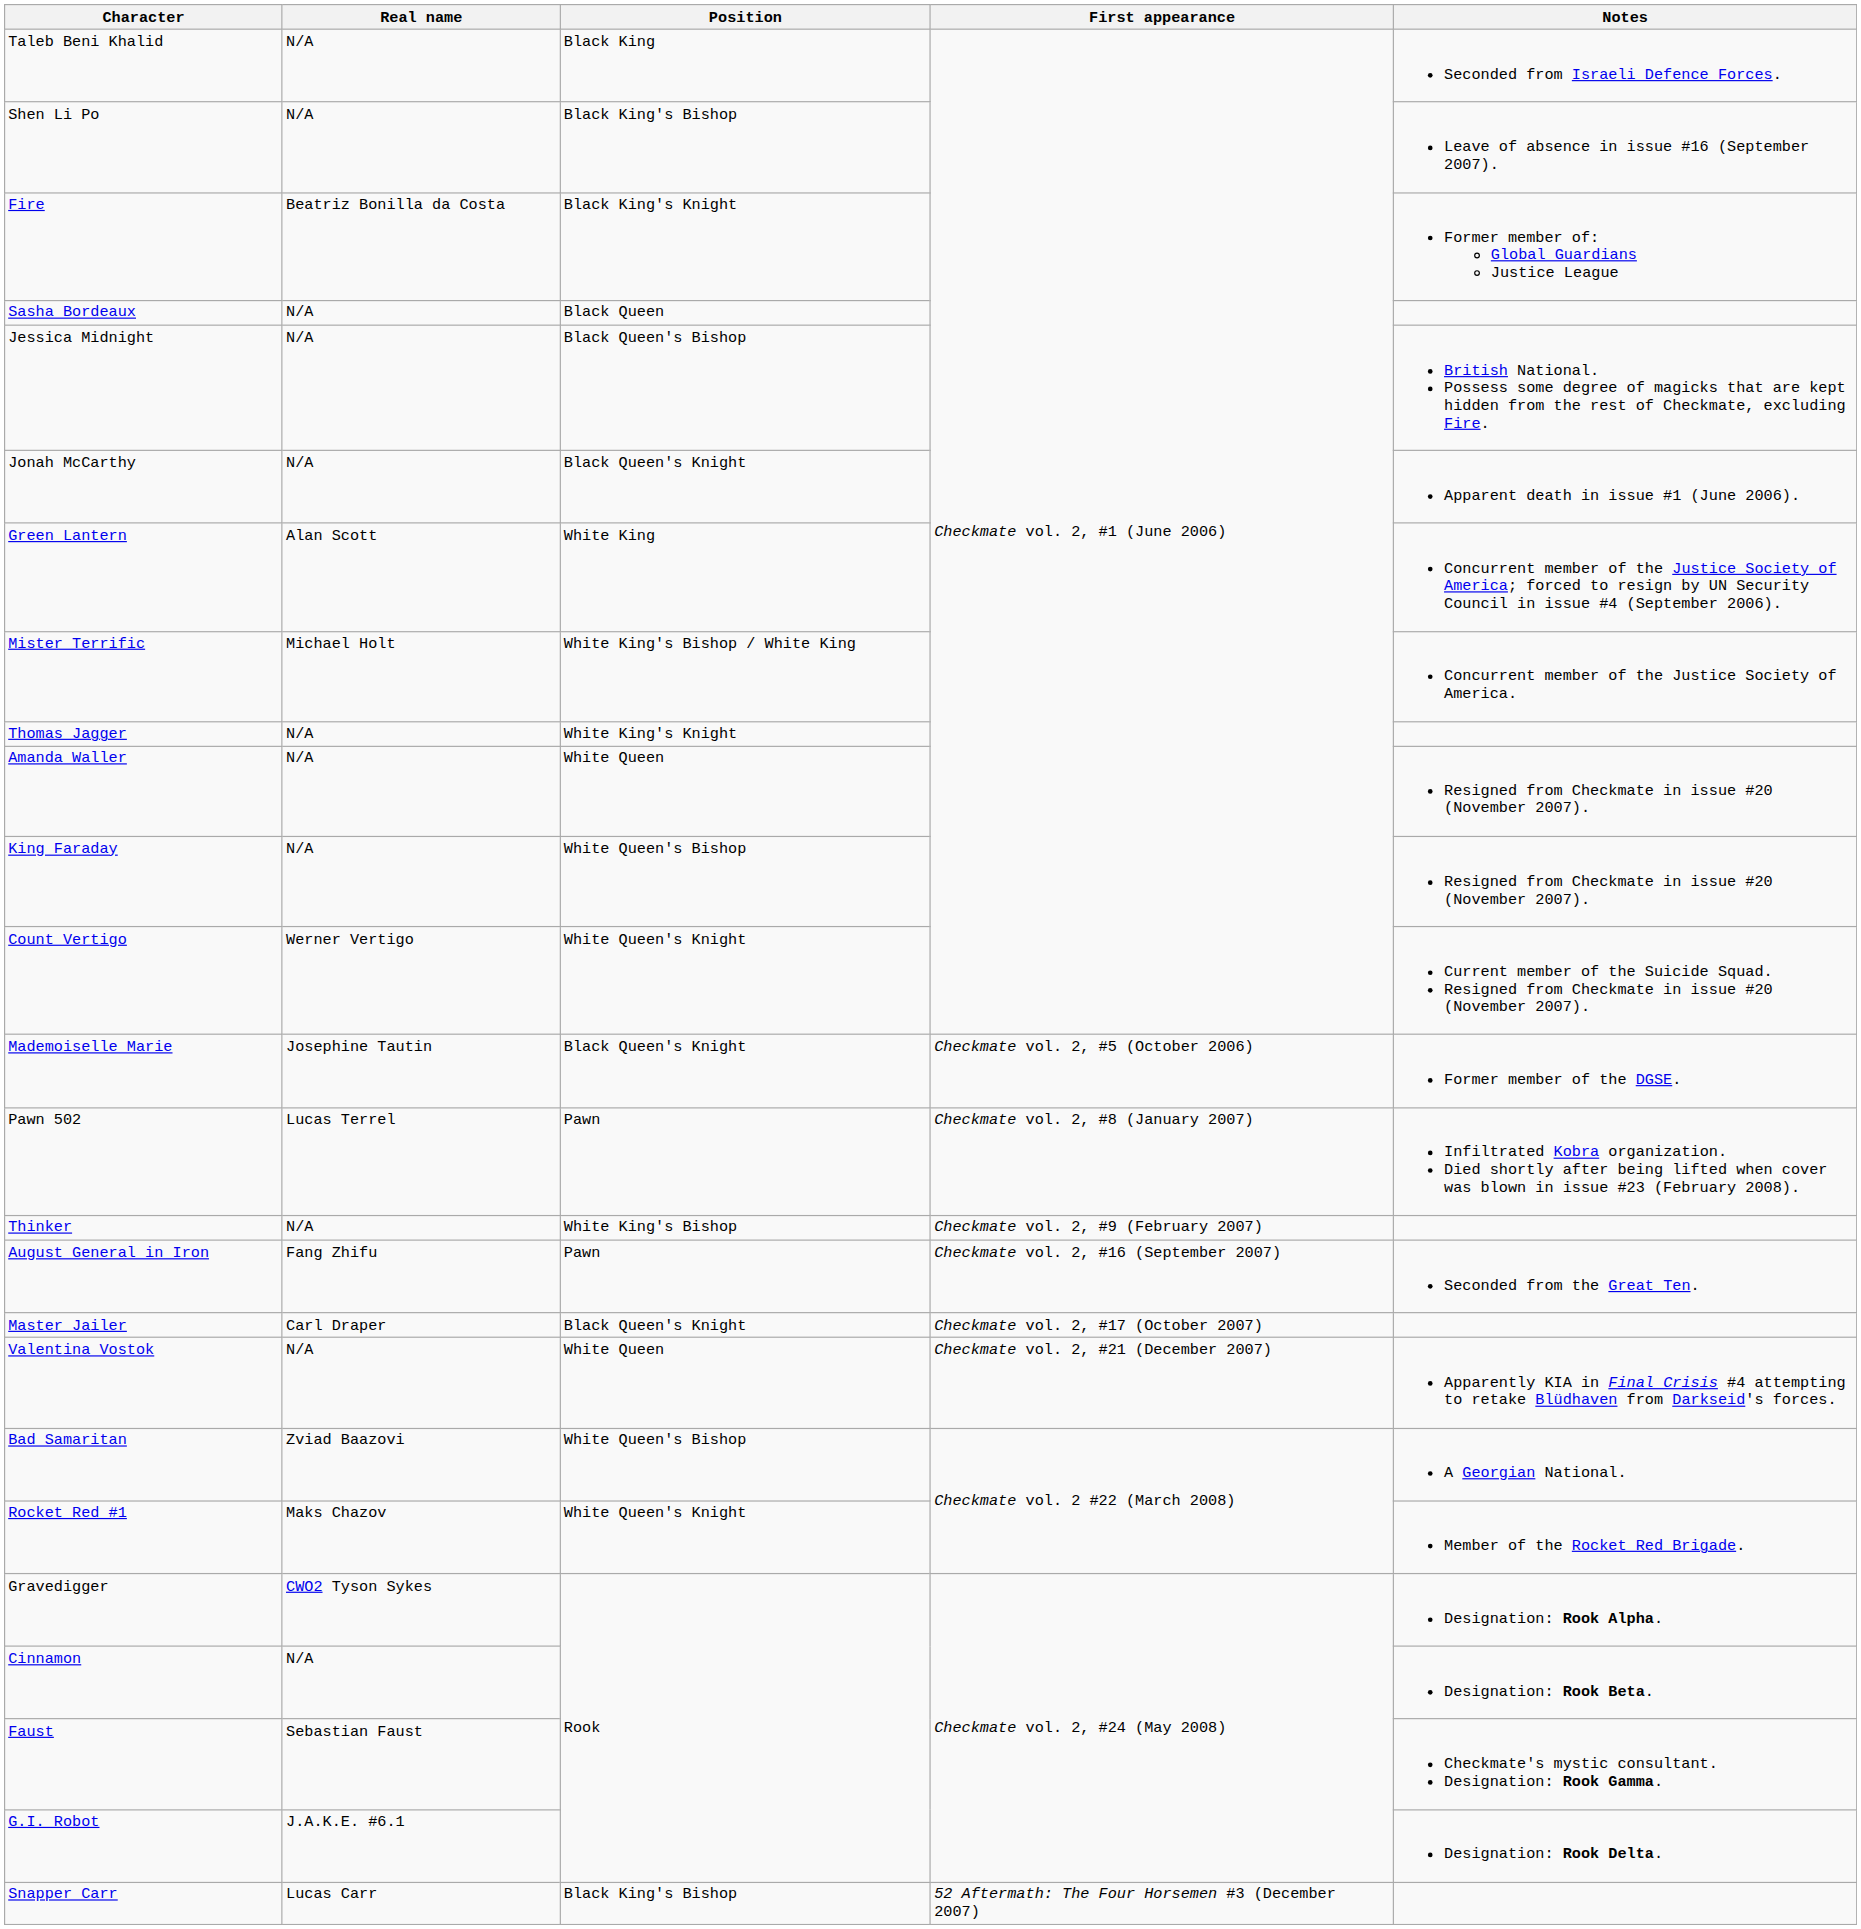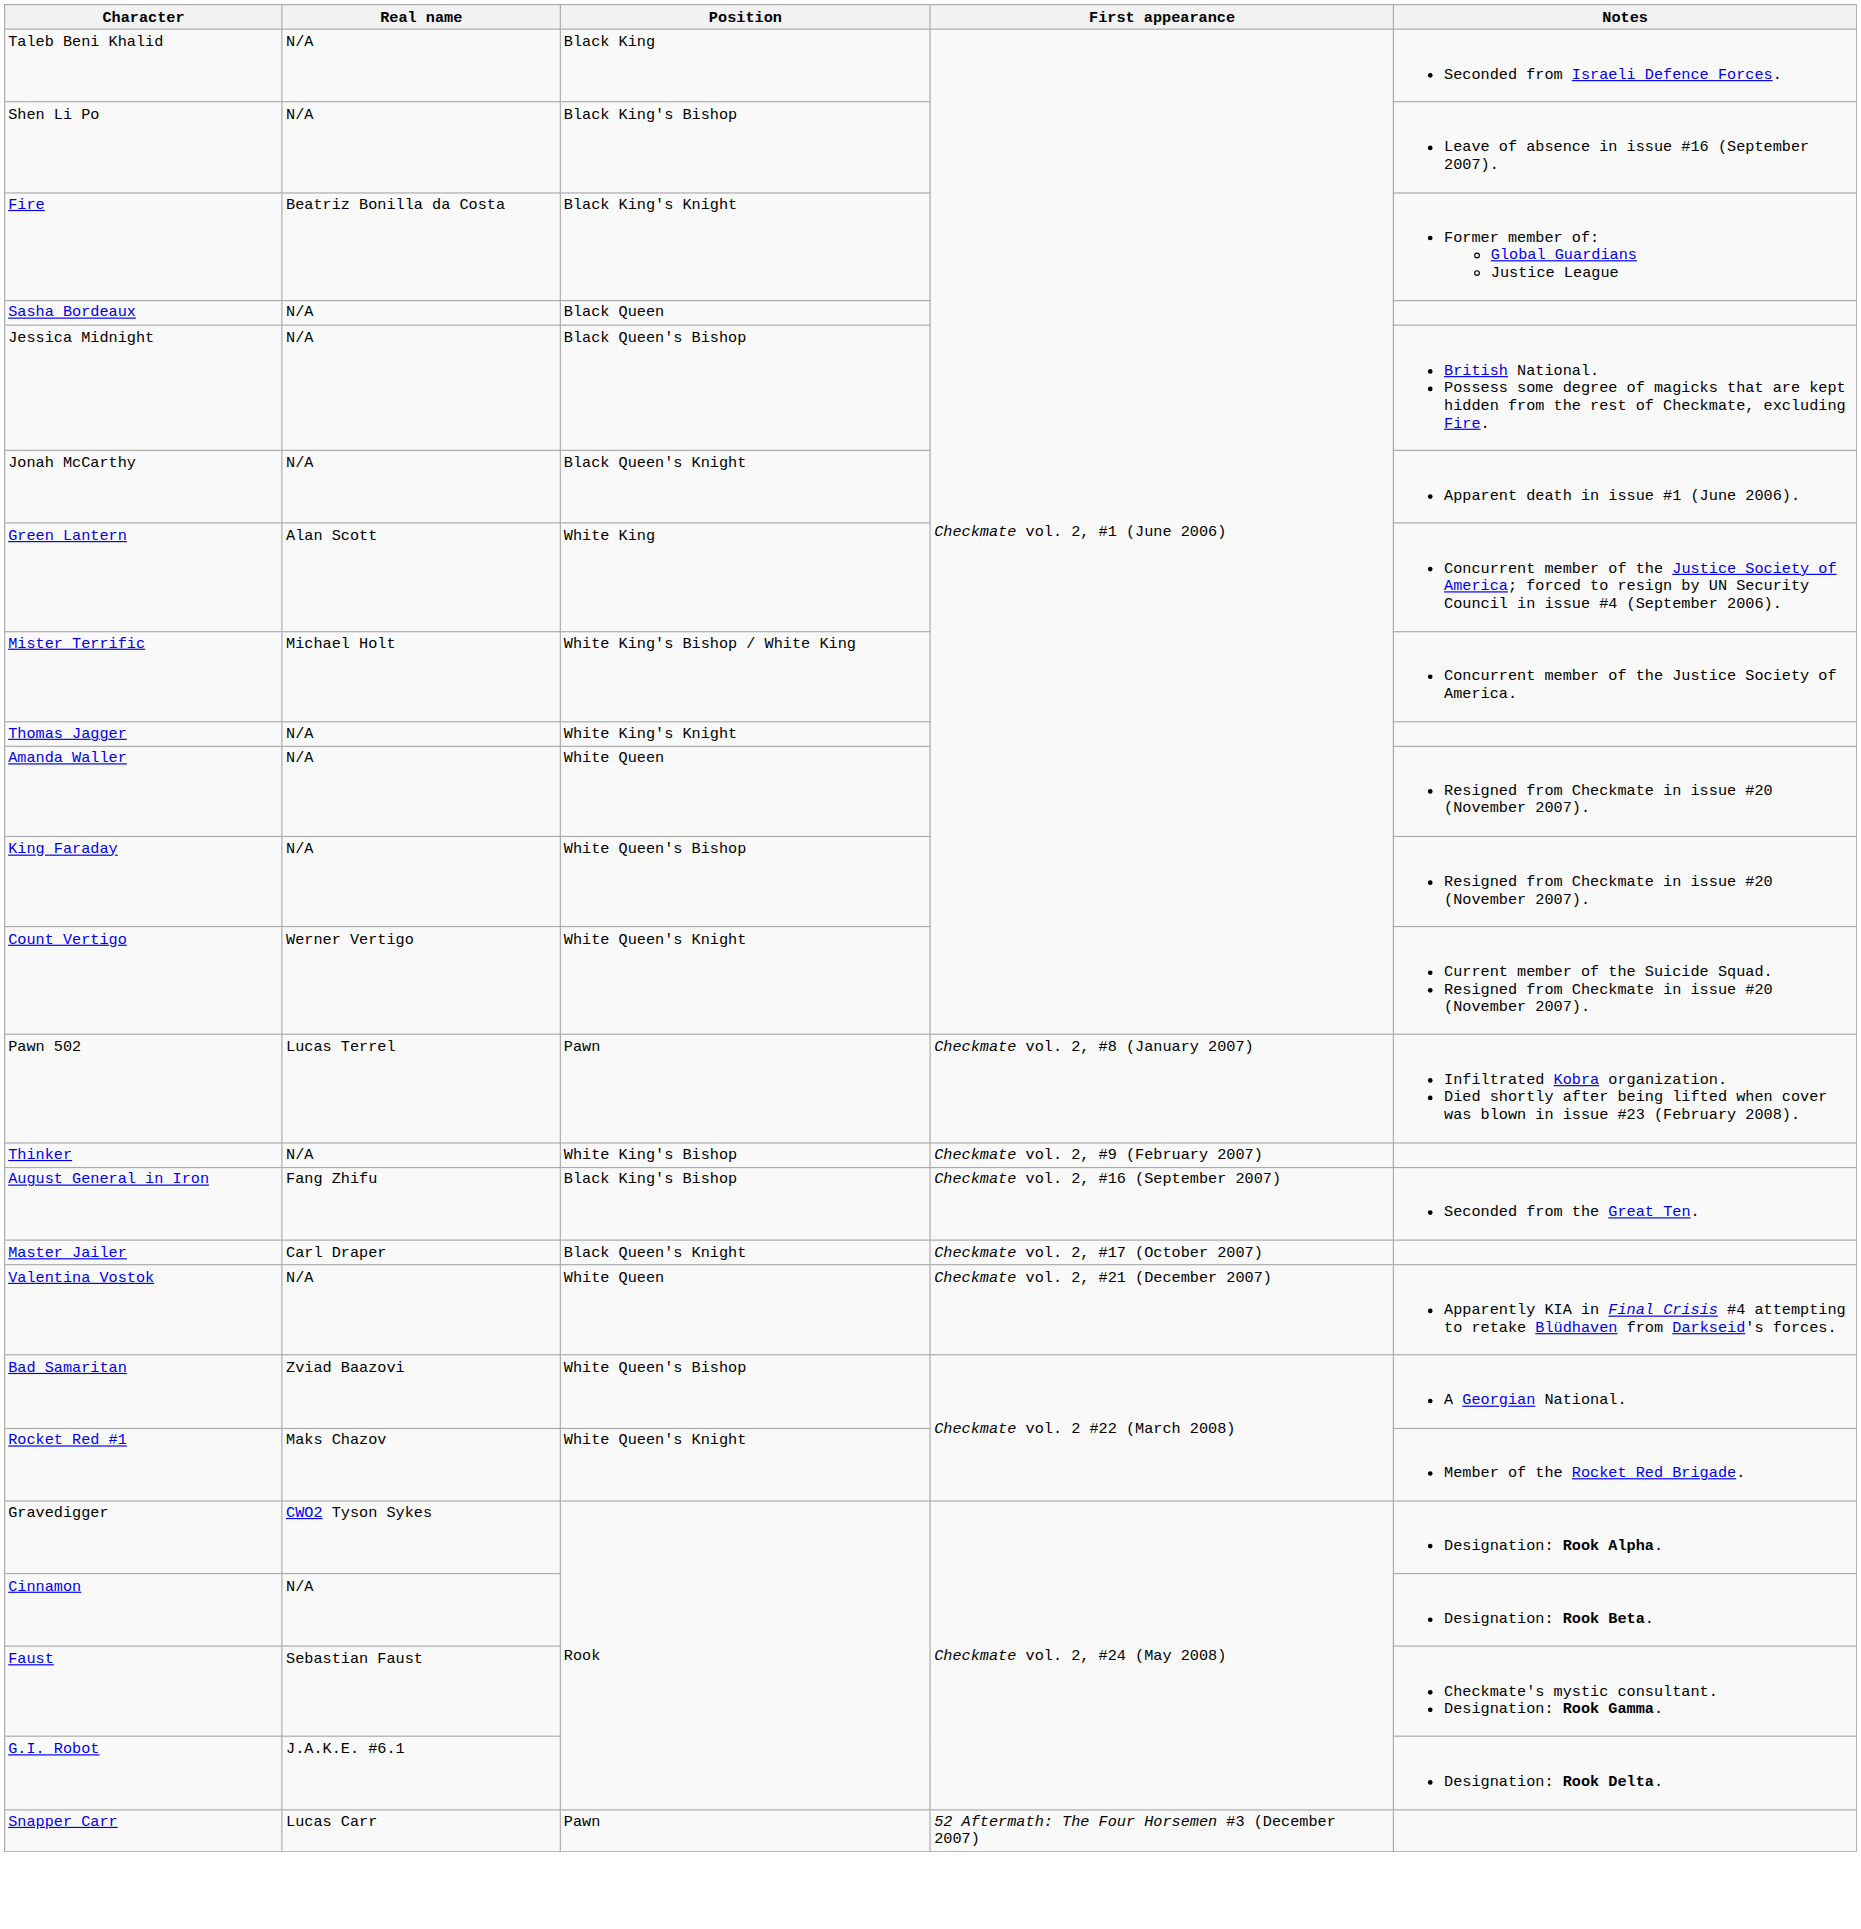- row: (90, 1047)
(582, 1252) Pawn -> (651, 1180) Black King's Bishop
(651, 1894) Black King's Bishop -> (582, 1822) Pawn
